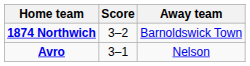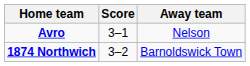rows swapped: (51, 33) <-> (51, 52)
